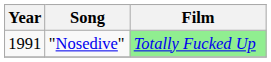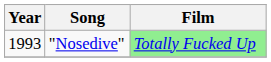(25, 43) 1991 -> (25, 43) 1993
